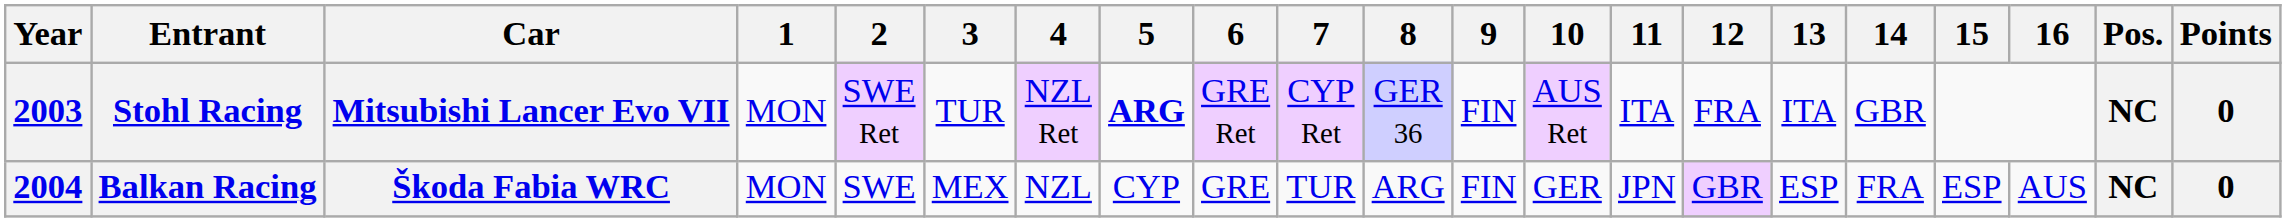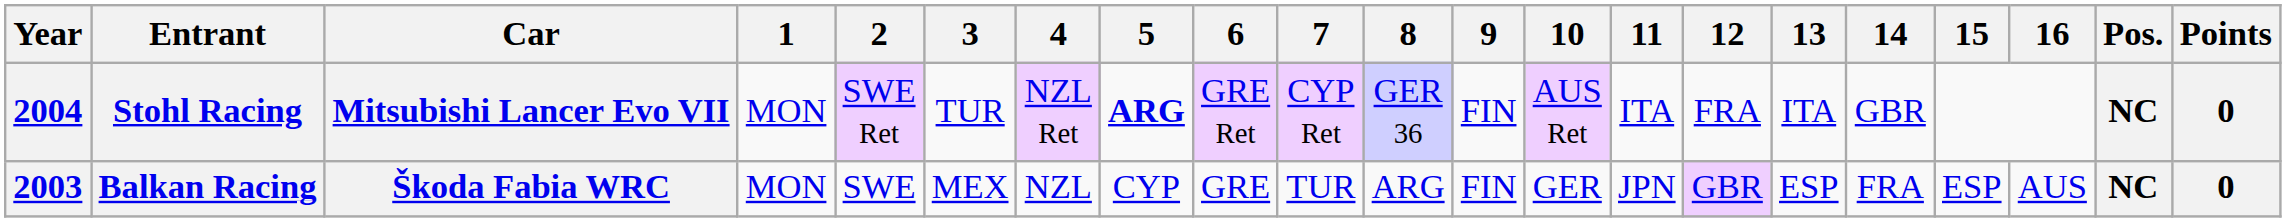(48, 110) 2003 -> (48, 110) 2004
(48, 188) 2004 -> (48, 188) 2003
